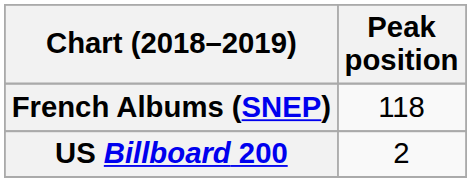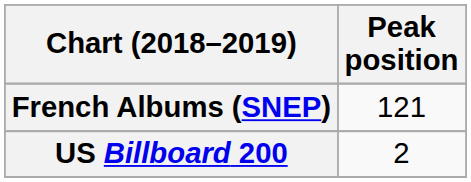(401, 107) 118 -> (401, 107) 121
